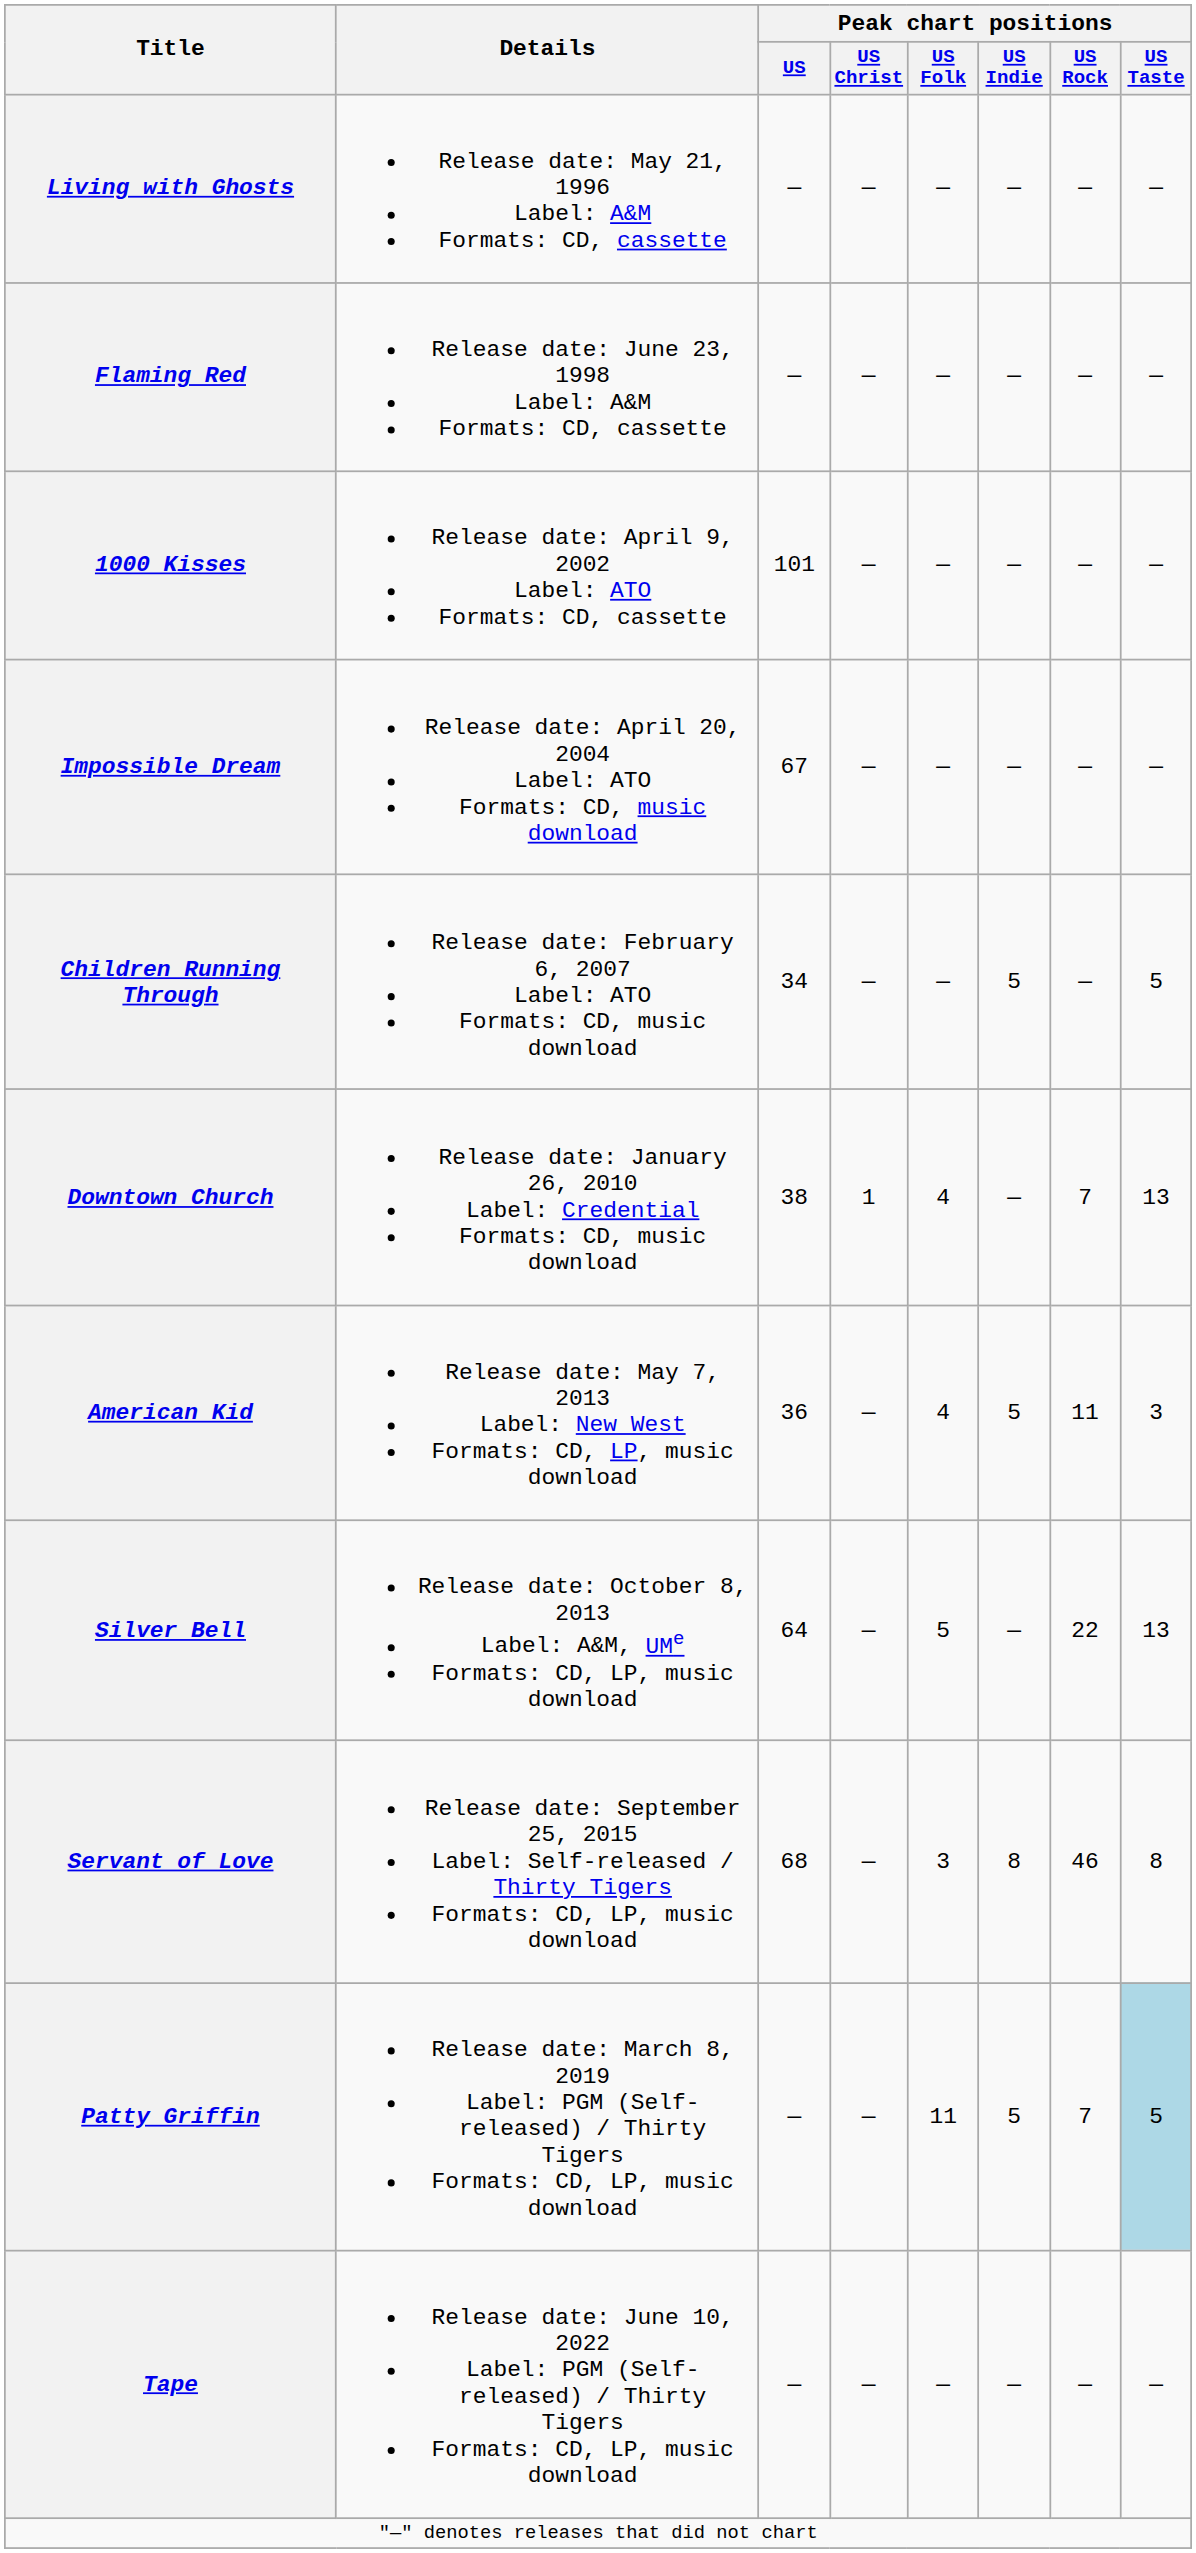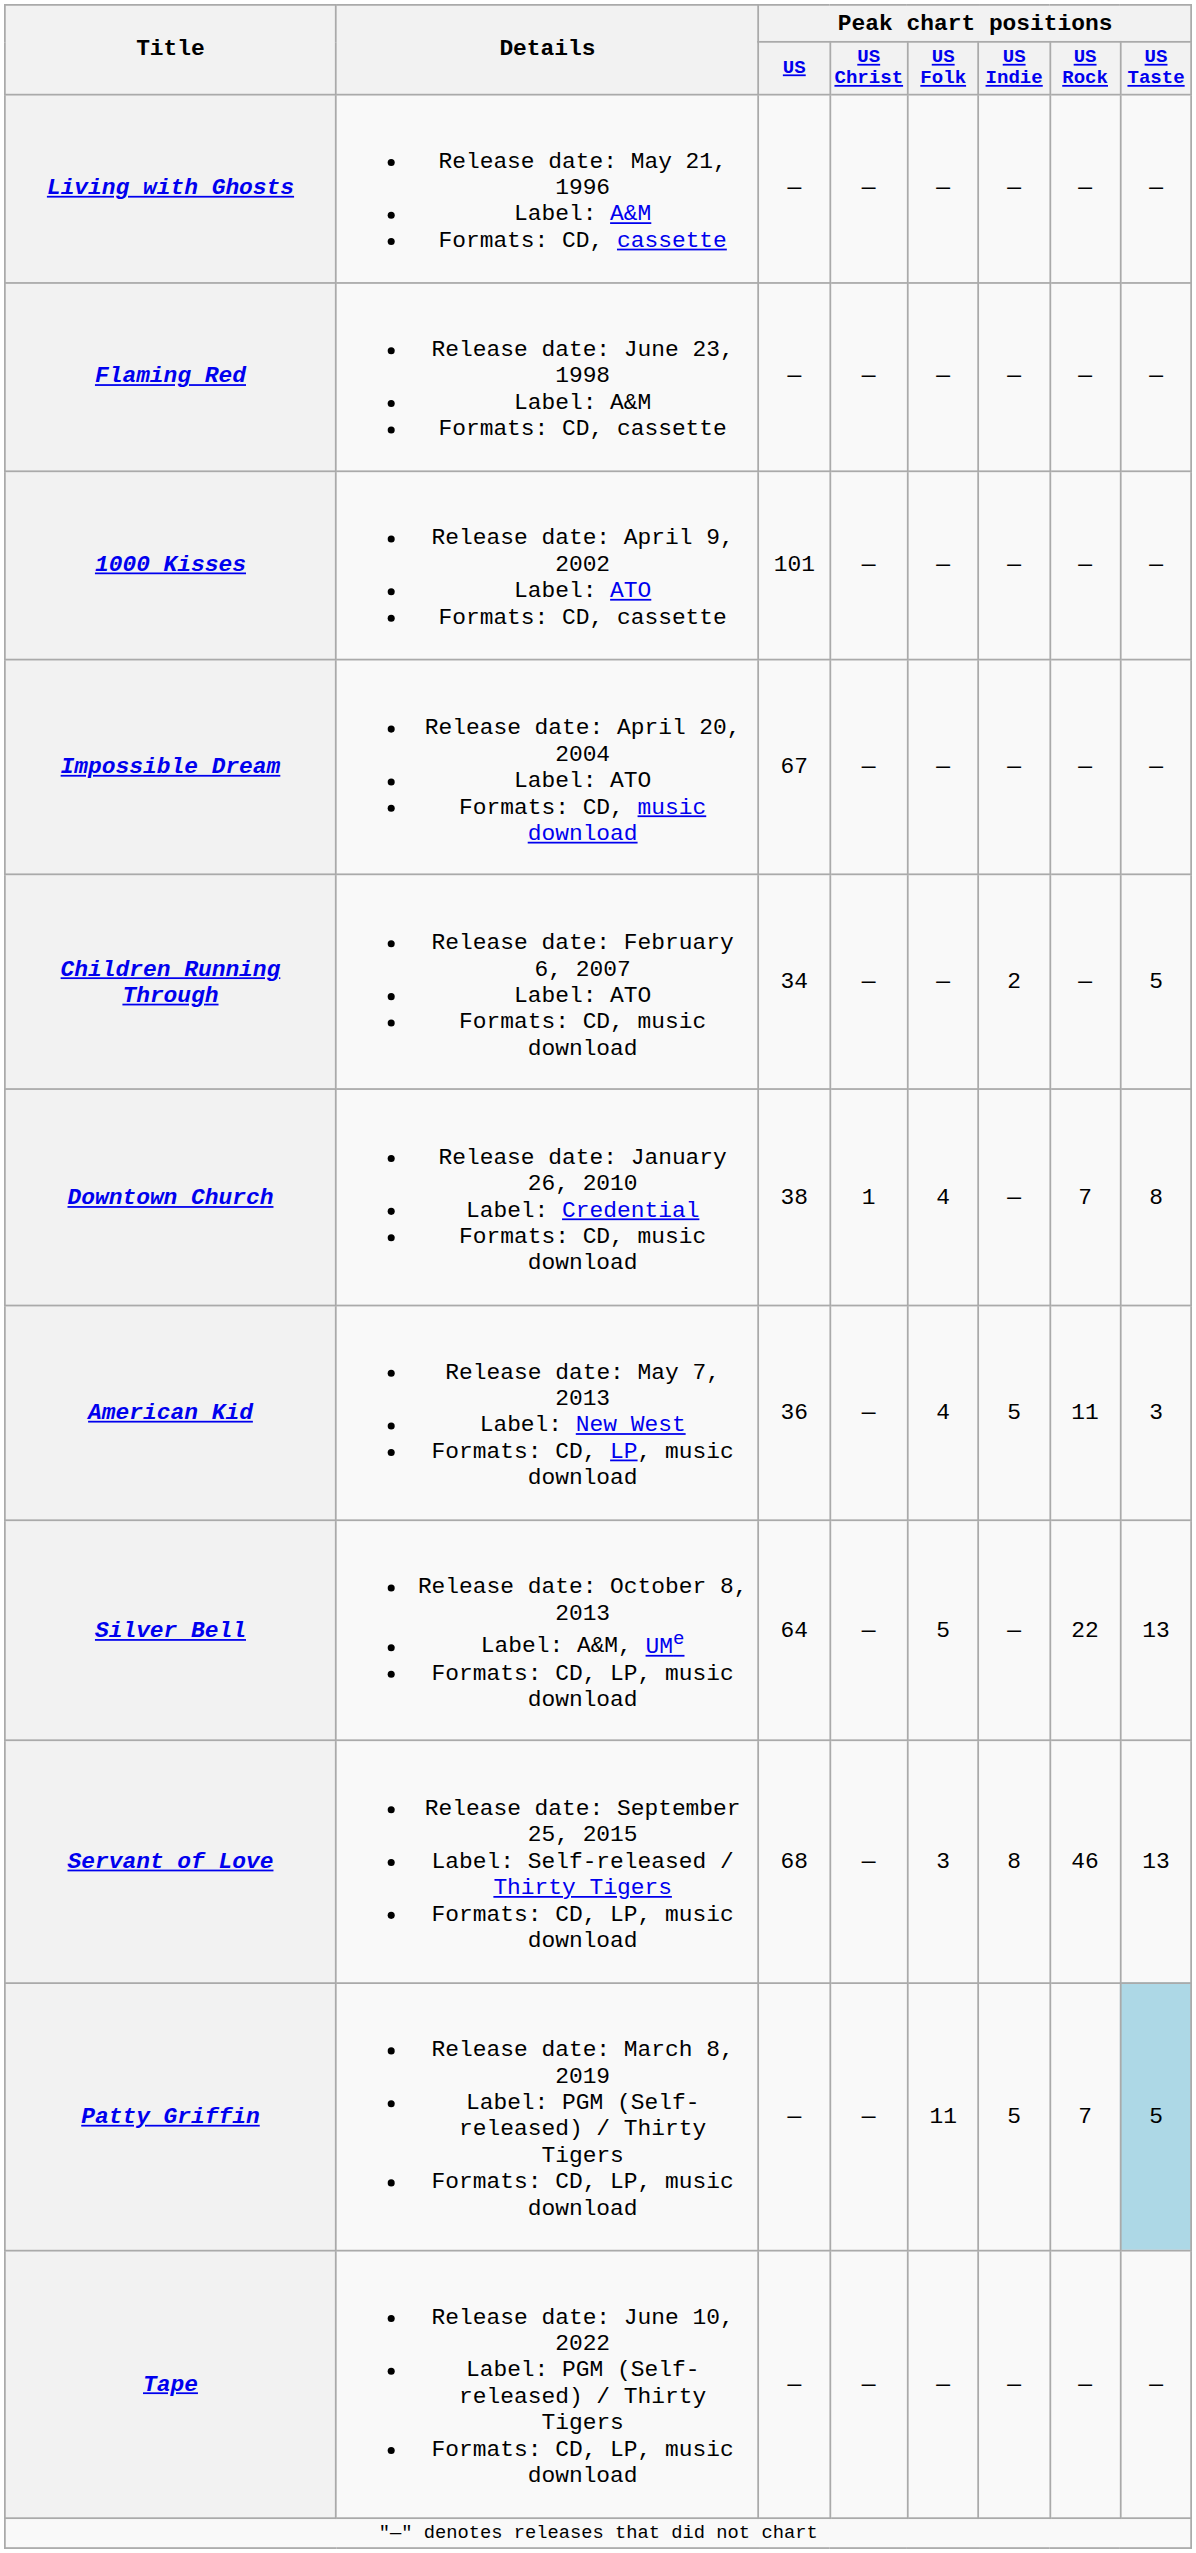(1014, 982) 5 -> (1014, 982) 2
(1156, 1197) 13 -> (1156, 1197) 8
(1156, 1862) 8 -> (1156, 1862) 13
